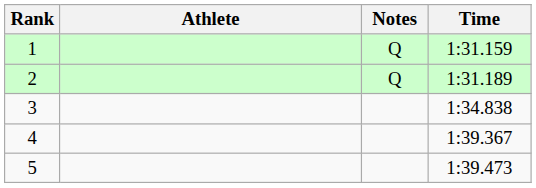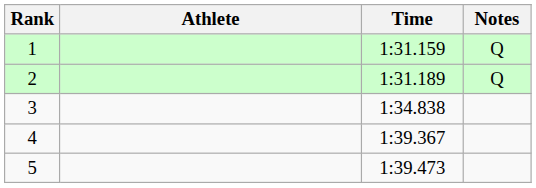columns swapped: (479, 19) <-> (395, 19)
